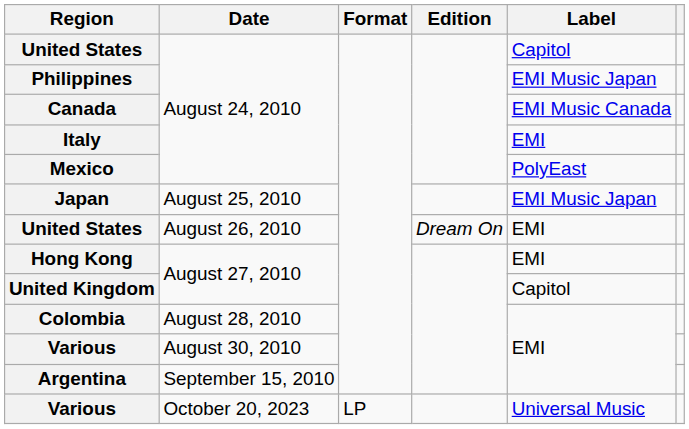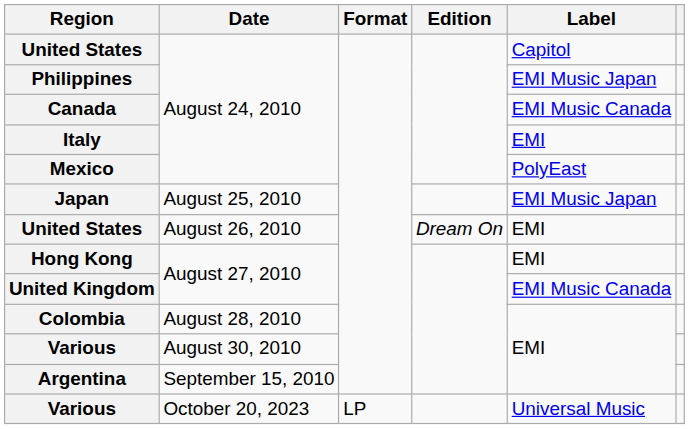(541, 288) Capitol -> (591, 288) EMI Music Canada
